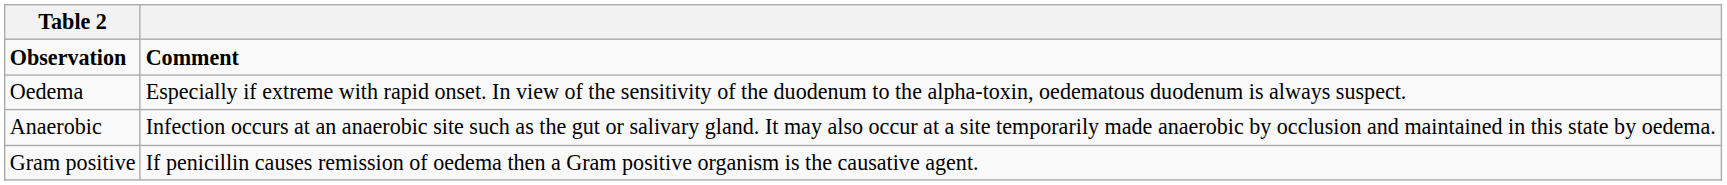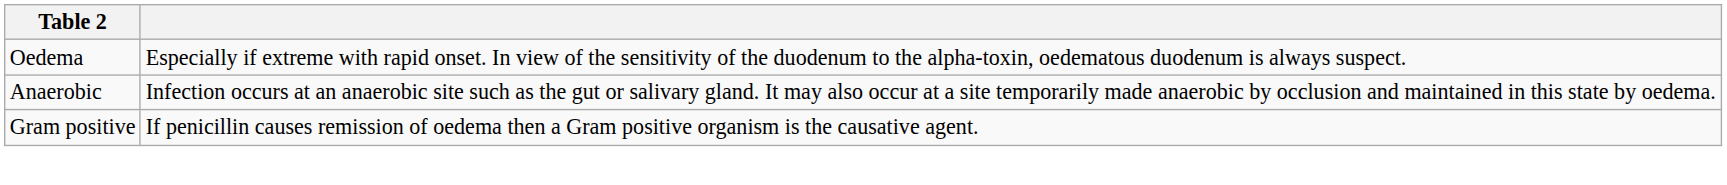- row: (68, 57)
